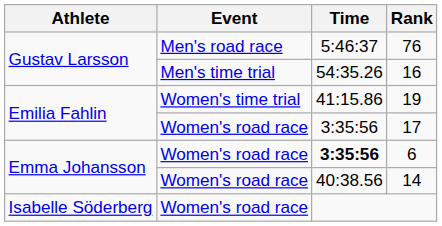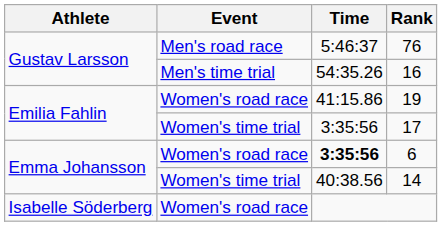(230, 100) Women's time trial -> (234, 100) Women's road race
(234, 127) Women's road race -> (230, 127) Women's time trial
(234, 181) Women's road race -> (230, 181) Women's time trial
